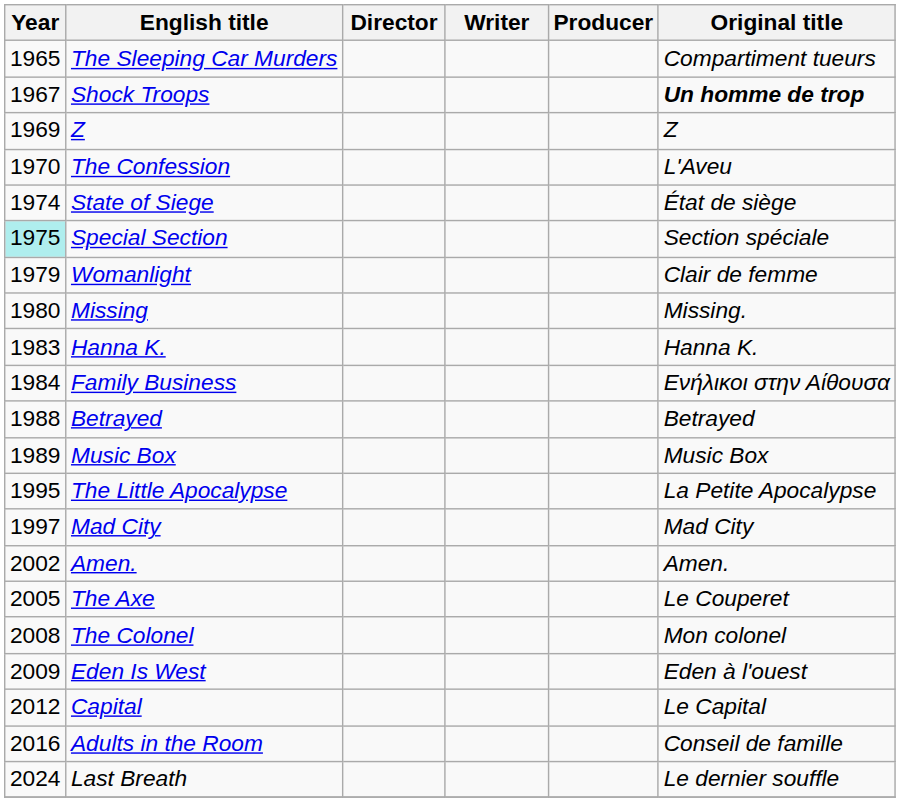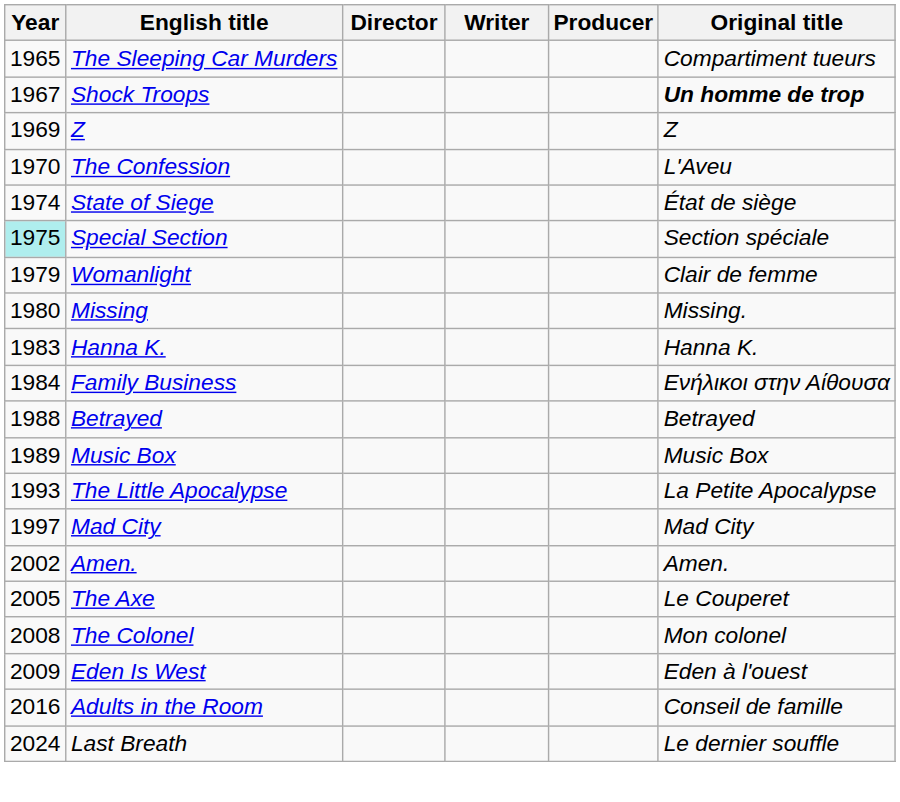(35, 490) 1995 -> (35, 490) 1993
- row: (106, 707)
